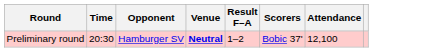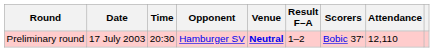+ column: (117, 17)
(322, 39) 12,100 -> (383, 39) 12,110
